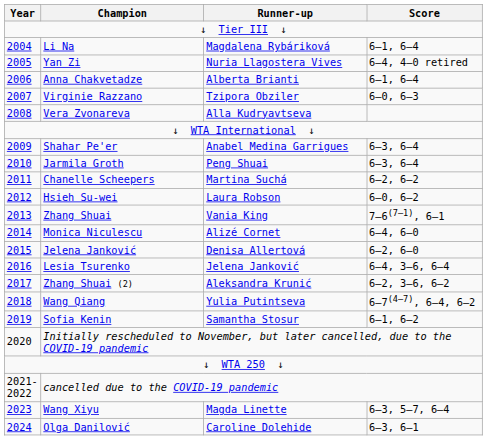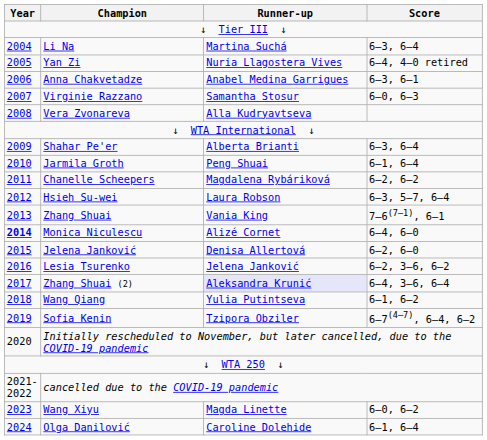(268, 46) Magdalena Rybáriková -> (246, 46) Martina Suchá
(394, 46) 6–1, 6–4 -> (394, 46) 6–3, 6–4
(253, 80) Alberta Brianti -> (277, 80) Anabel Medina Garrigues
(394, 80) 6–1, 6–4 -> (394, 80) 6–3, 6–1
(253, 96) Tzipora Obziler -> (253, 96) Samantha Stosur
(277, 147) Anabel Medina Garrigues -> (253, 147) Alberta Brianti
(394, 163) 6–3, 6–4 -> (394, 163) 6–1, 6–4
(246, 180) Martina Suchá -> (268, 180) Magdalena Rybáriková
(394, 197) 6–0, 6–2 -> (409, 197) 6–3, 5–7, 6–4
(19, 233) normal -> (19, 233) bold
(409, 266) 6–4, 3–6, 6–4 -> (409, 266) 6–2, 3–6, 6–2
(259, 283) no background -> (259, 283) lavender background
(409, 283) 6–2, 3–6, 6–2 -> (409, 283) 6–4, 3–6, 6–4
(422, 301) 6–7(4–7), 6–4, 6–2 -> (394, 300) 6–1, 6–2
(253, 319) Samantha Stosur -> (253, 318) Tzipora Obziler
(394, 319) 6–1, 6–2 -> (422, 318) 6–7(4–7), 6–4, 6–2
(409, 410) 6–3, 5–7, 6–4 -> (394, 410) 6–0, 6–2
(394, 427) 6–3, 6–1 -> (394, 427) 6–1, 6–4
